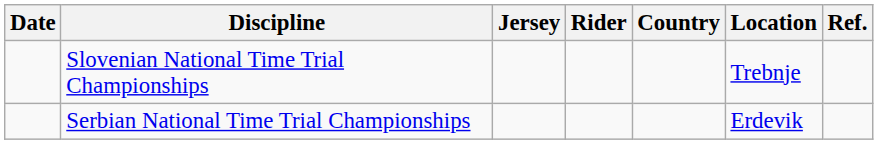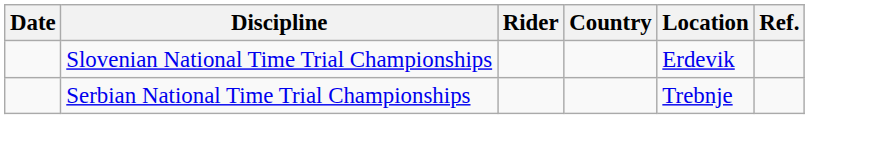- column: (529, 22)
(766, 71) Trebnje -> (699, 58) Erdevik
(767, 120) Erdevik -> (698, 95) Trebnje
